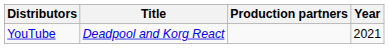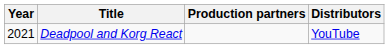columns swapped: (367, 14) <-> (42, 14)
